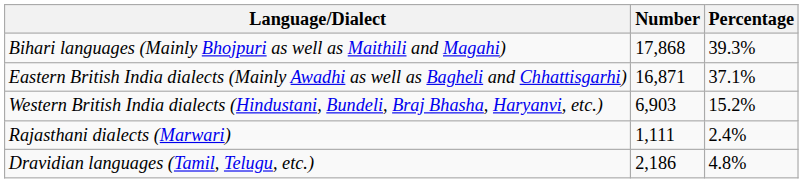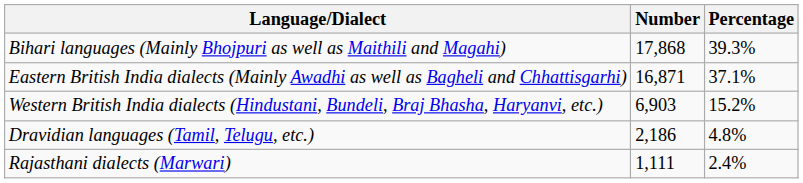rows swapped: (120, 134) <-> (161, 163)
